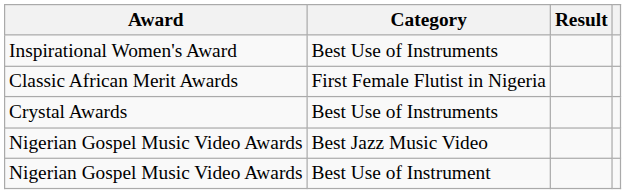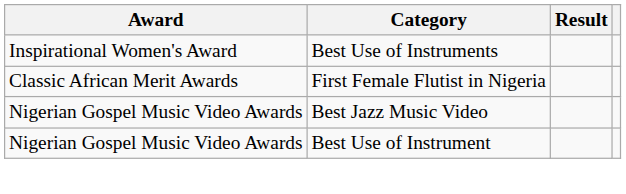- row: (68, 111)
